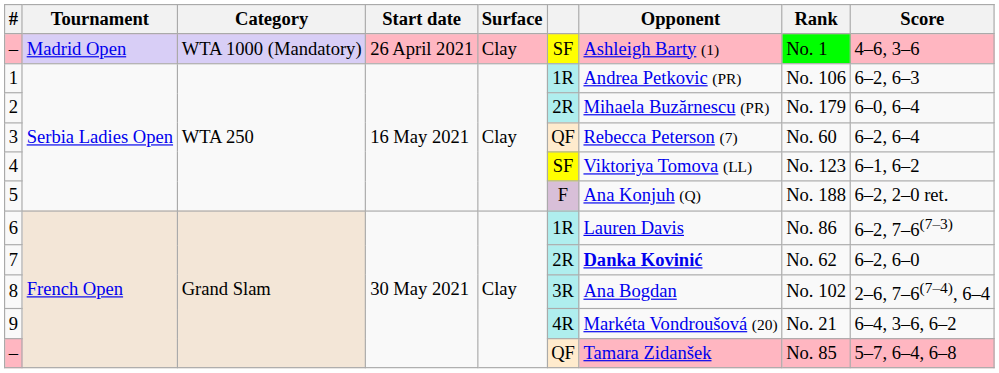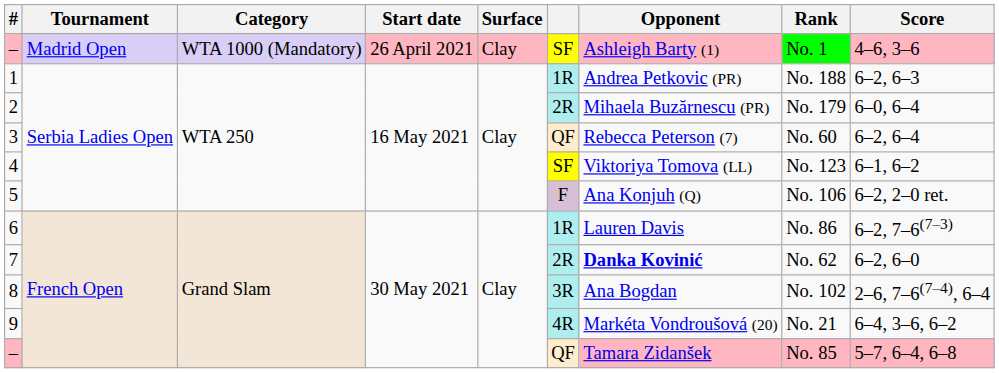(816, 78) No. 106 -> (816, 78) No. 188
(816, 195) No. 188 -> (816, 195) No. 106
